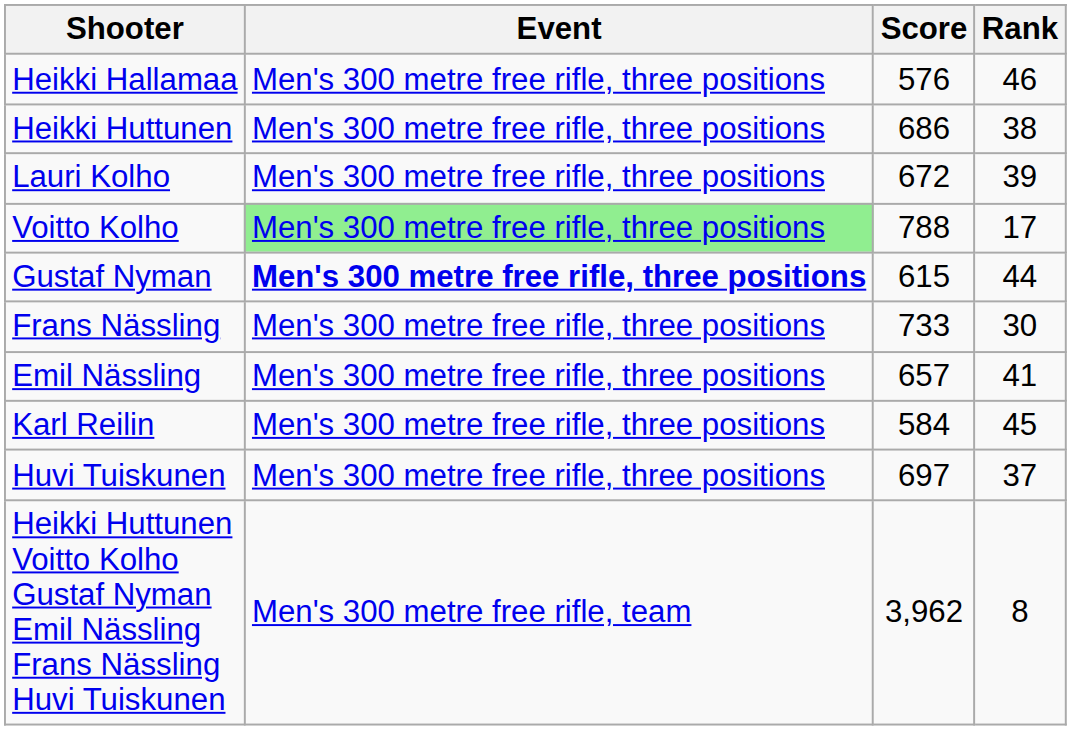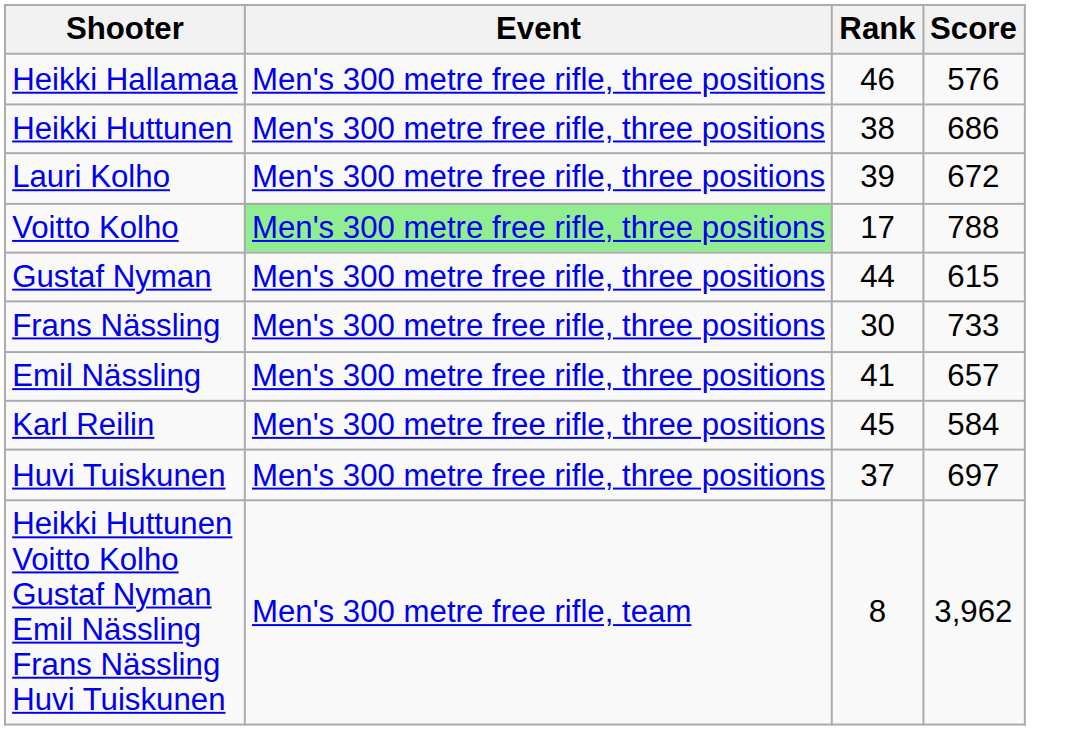columns swapped: (924, 29) <-> (1020, 29)
(559, 276) bold -> (538, 276) normal
